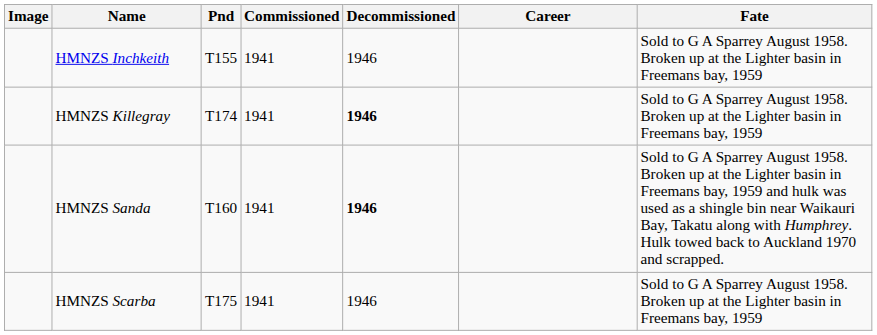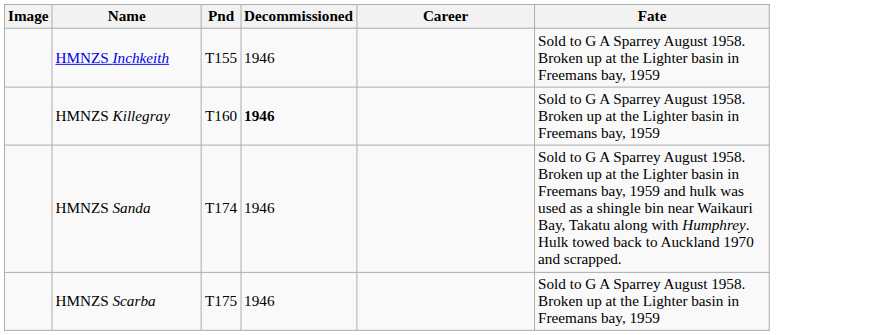- column: (292, 16)
(221, 116) T174 -> (221, 116) T160
(221, 208) T160 -> (221, 208) T174
(362, 208) bold -> (259, 208) normal
